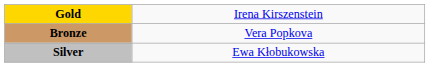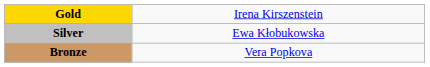rows swapped: (68, 52) <-> (68, 33)
